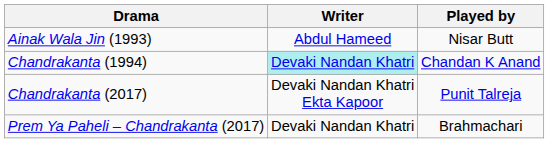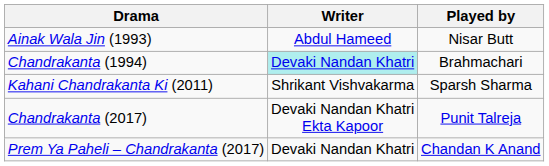(481, 62) Chandan K Anand -> (481, 62) Brahmachari
+ row: (110, 86)
(481, 126) Brahmachari -> (481, 149) Chandan K Anand
